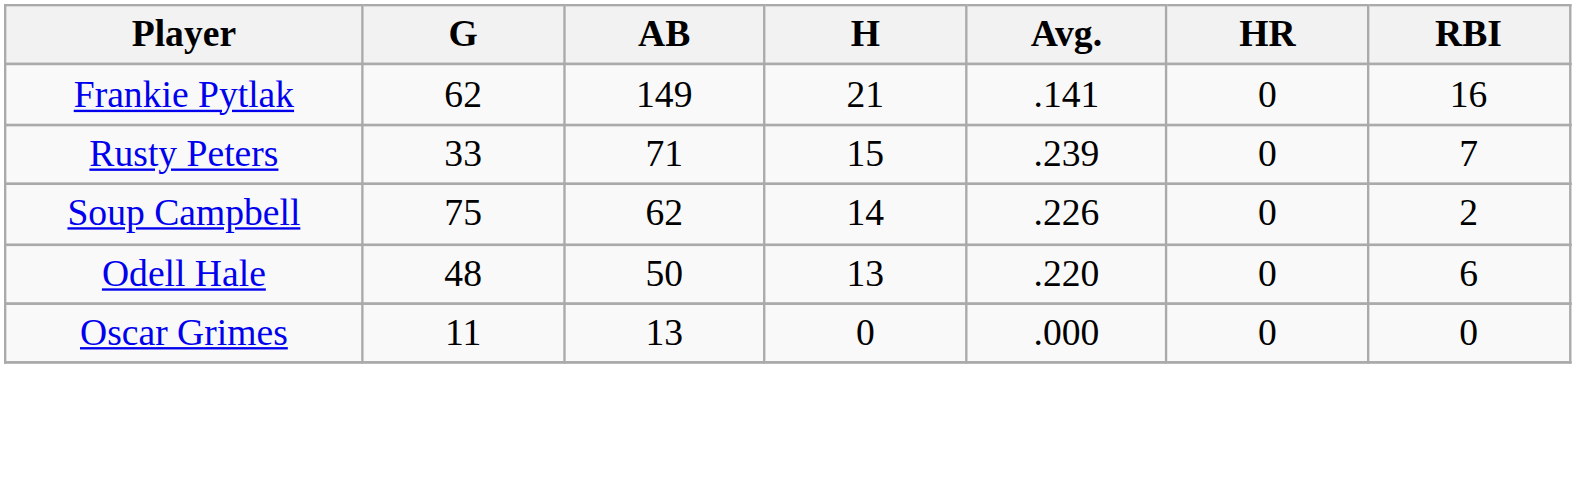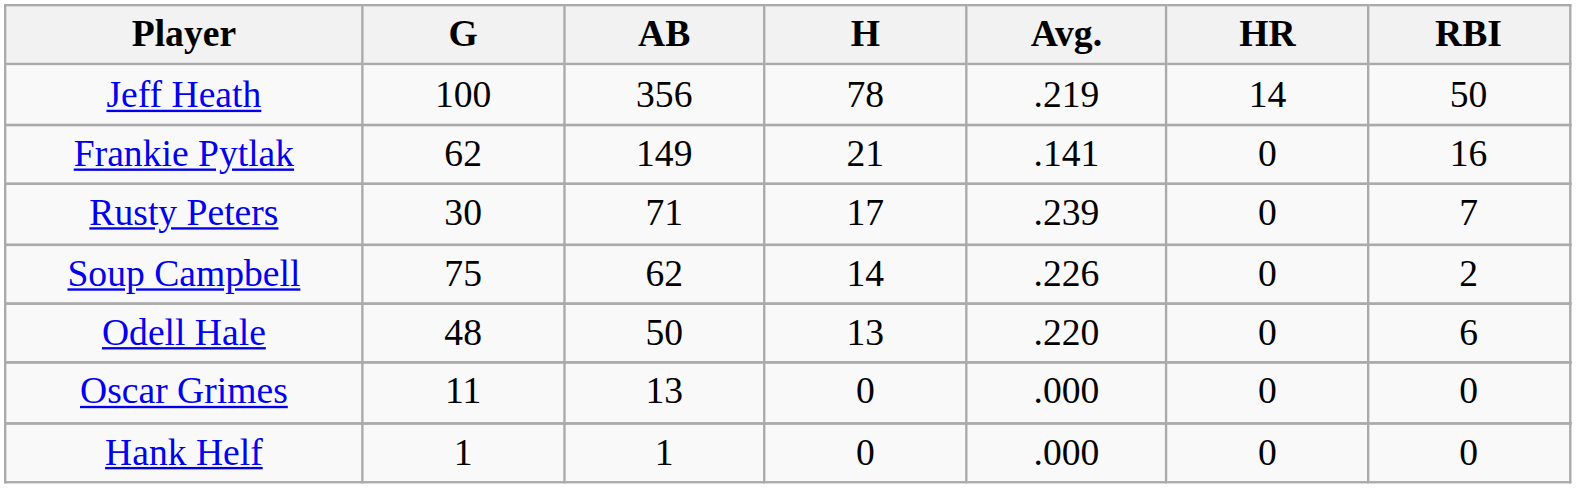+ row: (184, 93)
(463, 153) 33 -> (463, 213) 30
(865, 153) 15 -> (865, 213) 17
+ row: (184, 451)
